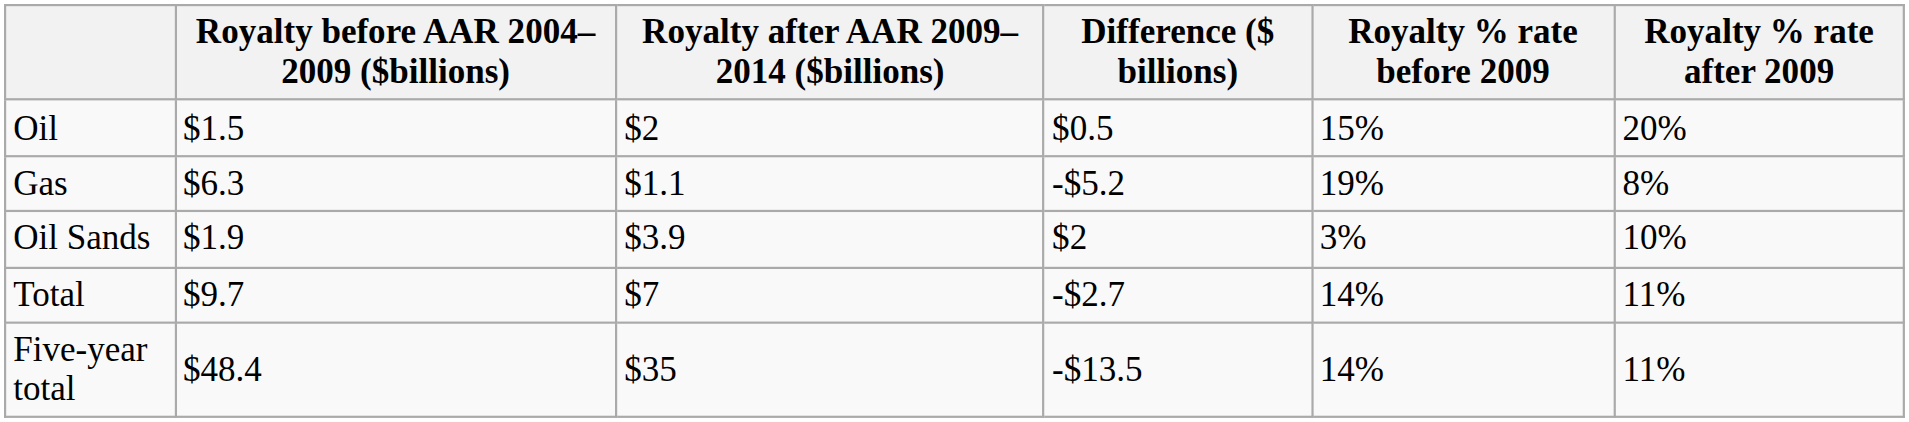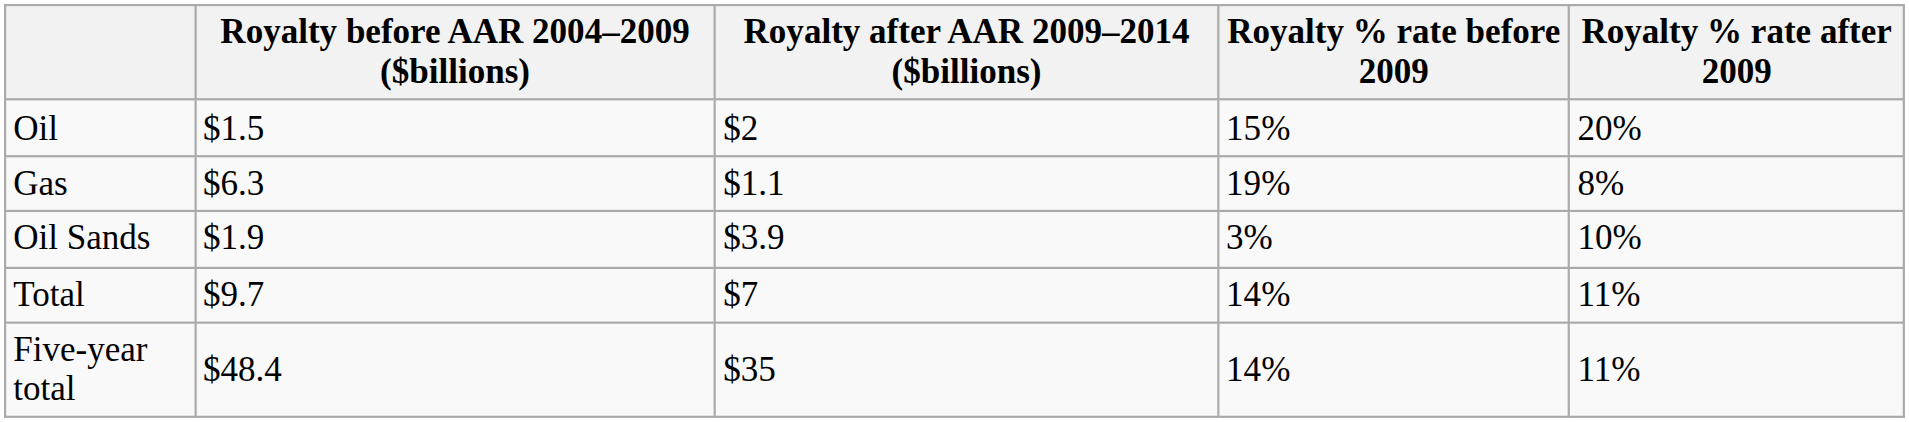- column: (1178, 51)
